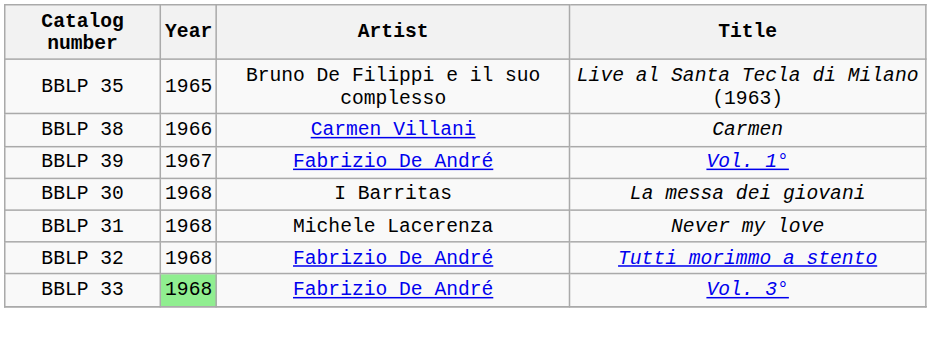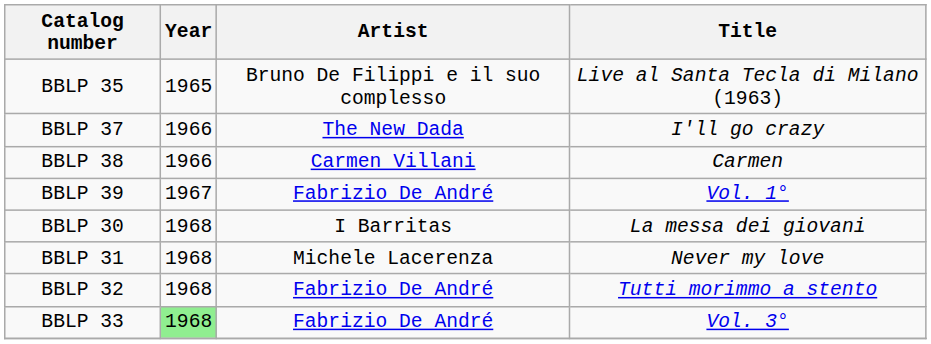+ row: (83, 130)
